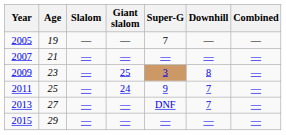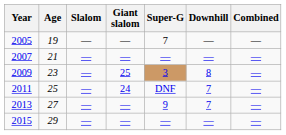(165, 89) 9 -> (165, 89) DNF
(165, 105) DNF -> (165, 105) 9
